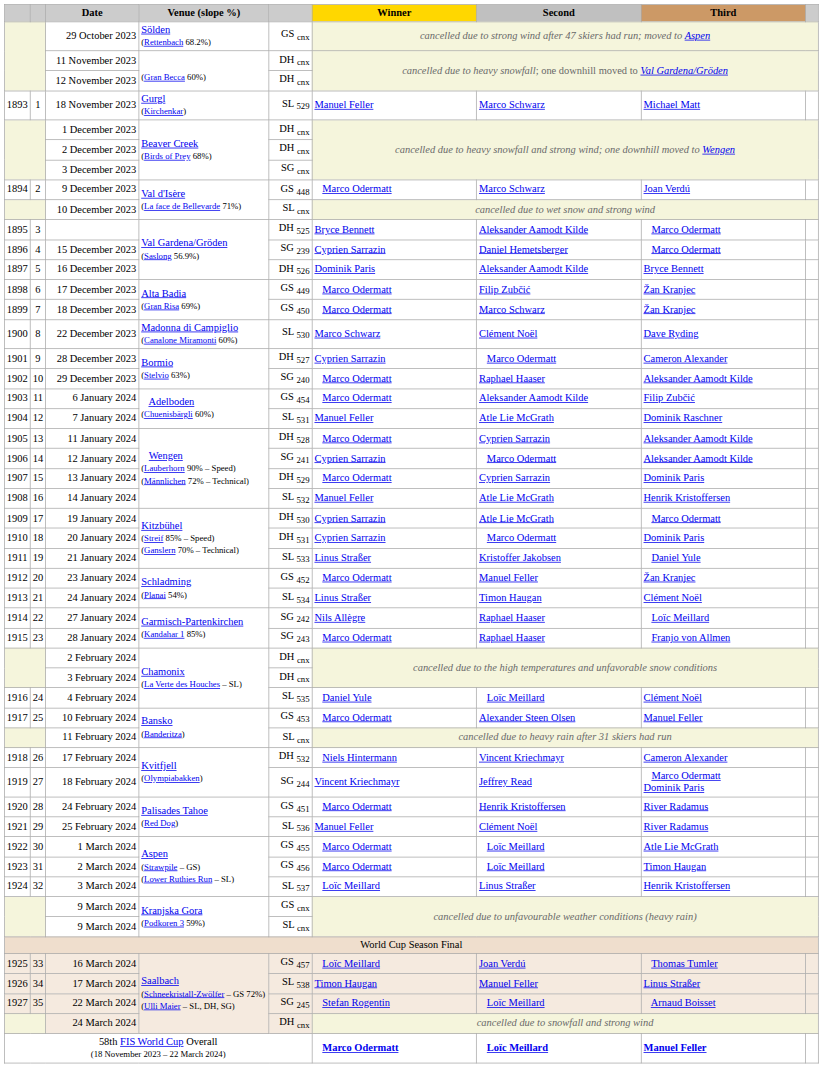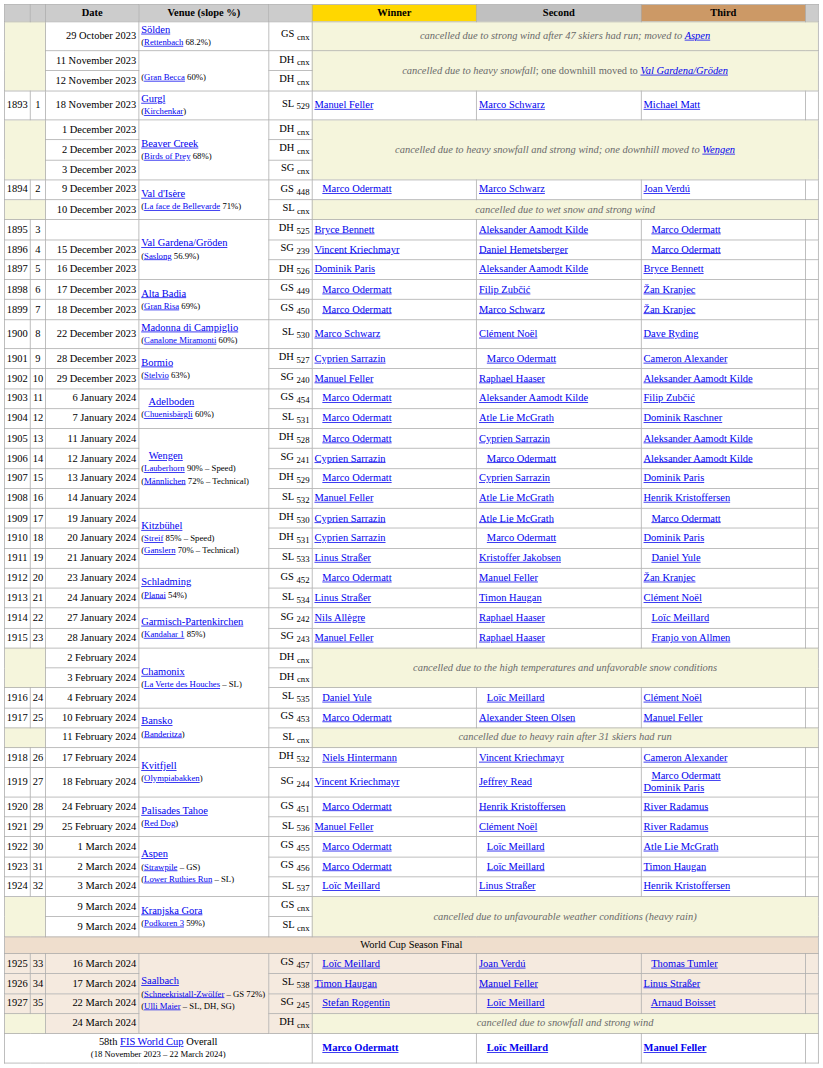(350, 249) Cyprien Sarrazin -> (357, 249) Vincent Kriechmayr
(353, 378) Marco Odermatt -> (344, 378) Manuel Feller
(344, 418) Manuel Feller -> (353, 418) Marco Odermatt
(353, 637) Marco Odermatt -> (344, 637) Manuel Feller
